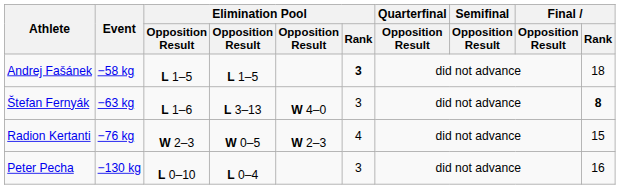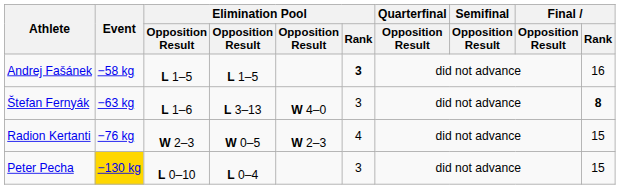(598, 71) 18 -> (598, 71) 16
(119, 168) no background -> (119, 168) gold background
(598, 168) 16 -> (598, 168) 15
